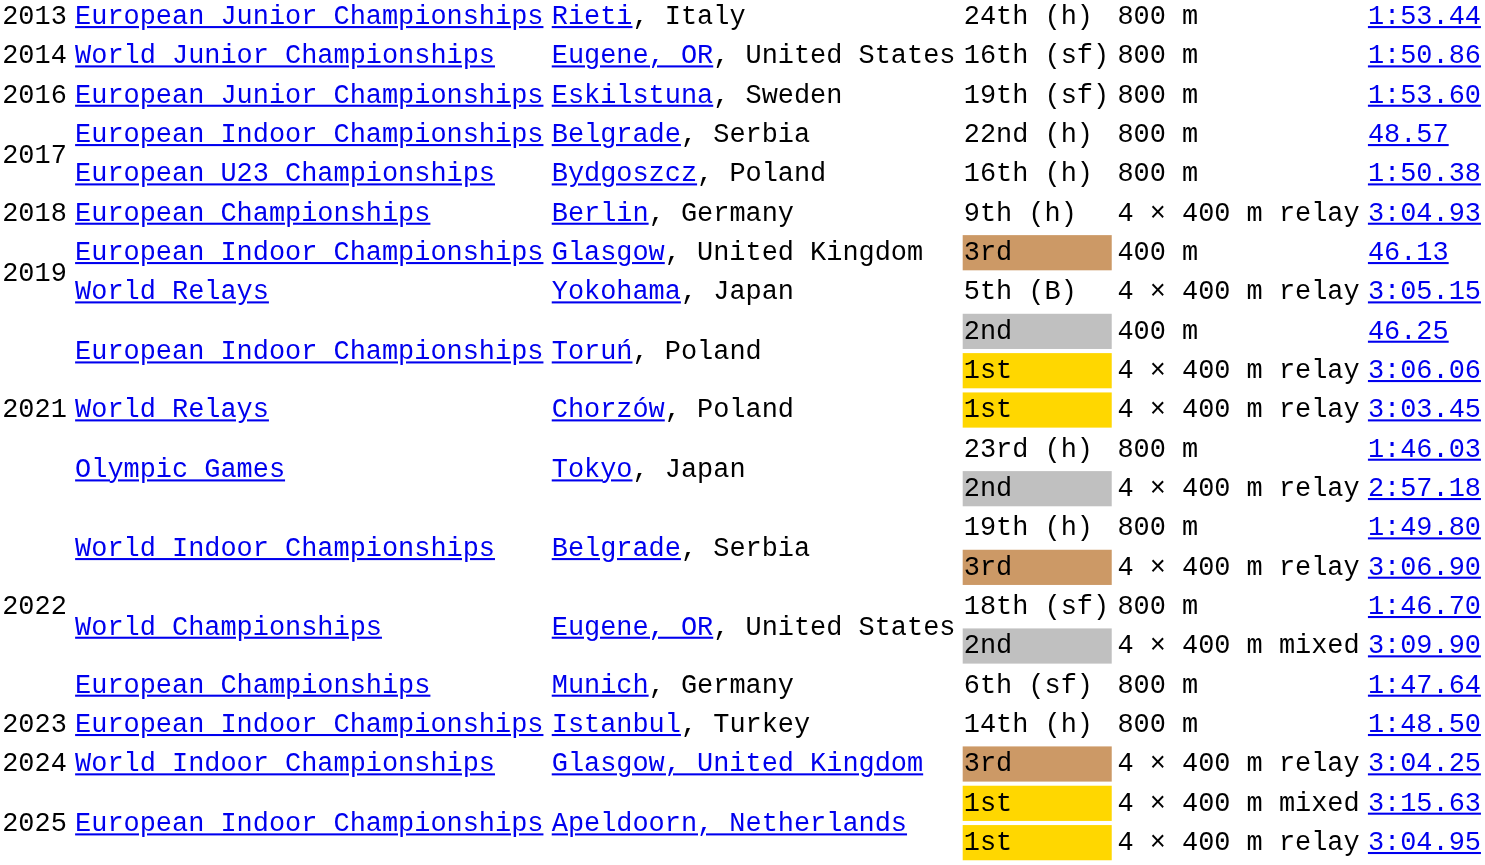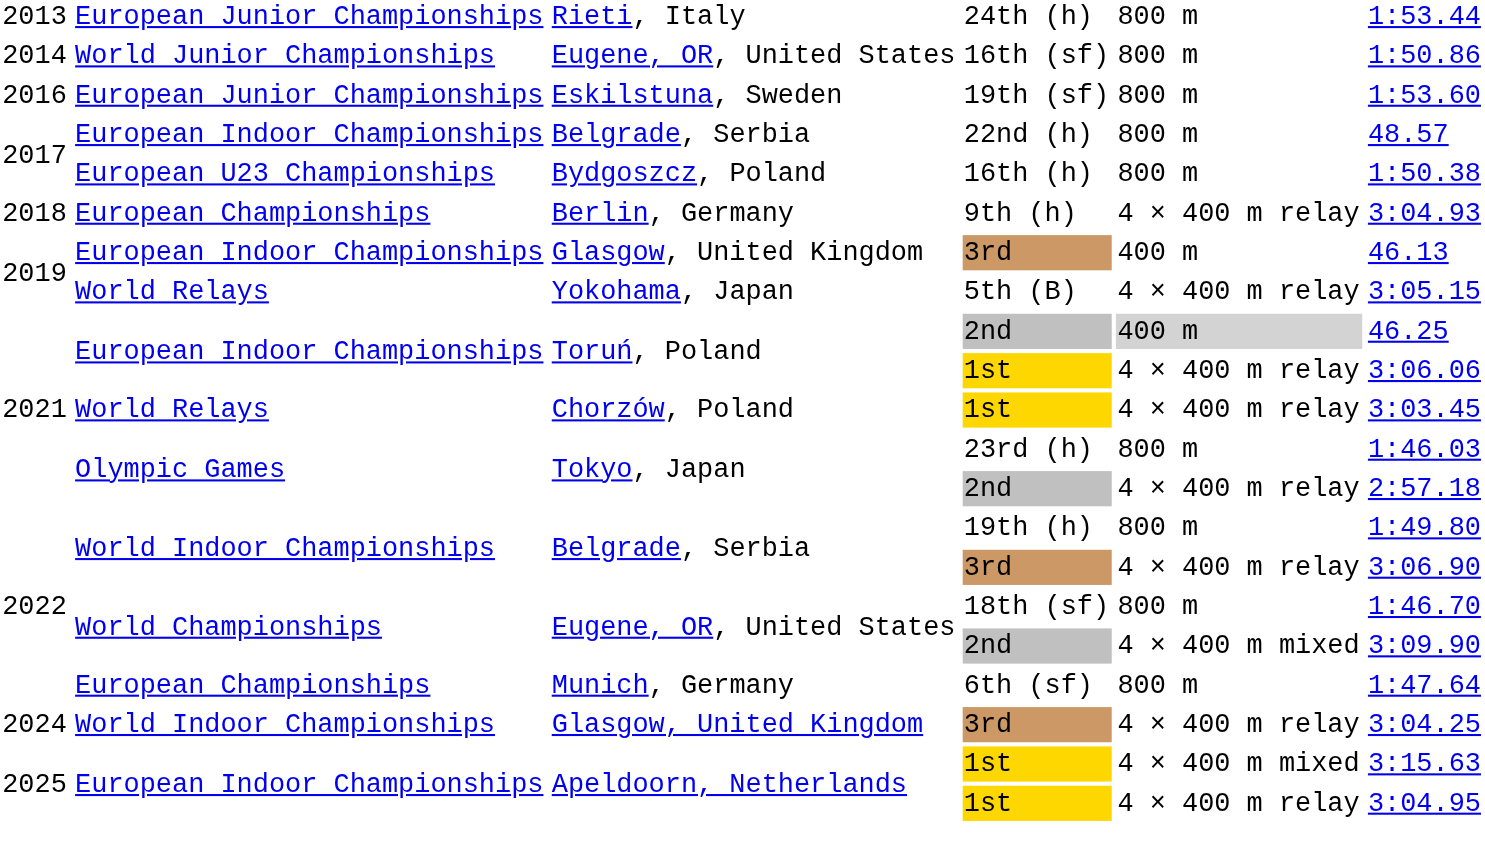(1158, 331) no background -> (1158, 331) lightgrey background
- row: (681, 725)
